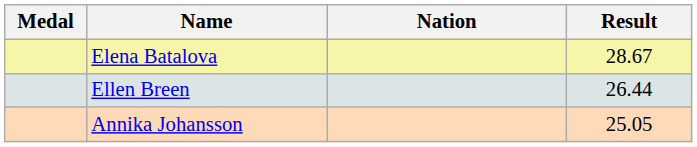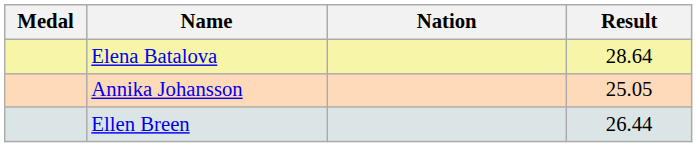(629, 56) 28.67 -> (629, 56) 28.64
rows swapped: (140, 90) <-> (167, 124)
